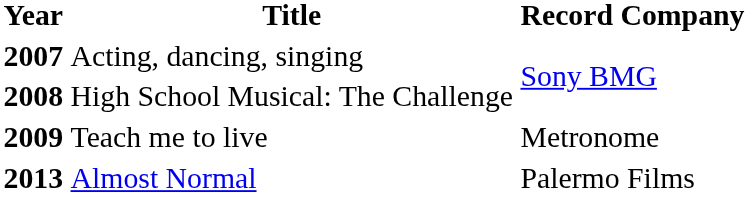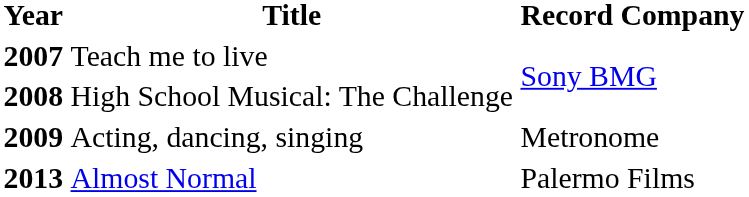(217, 55) Acting, dancing, singing -> (169, 55) Teach me to live
(169, 137) Teach me to live -> (217, 137) Acting, dancing, singing
